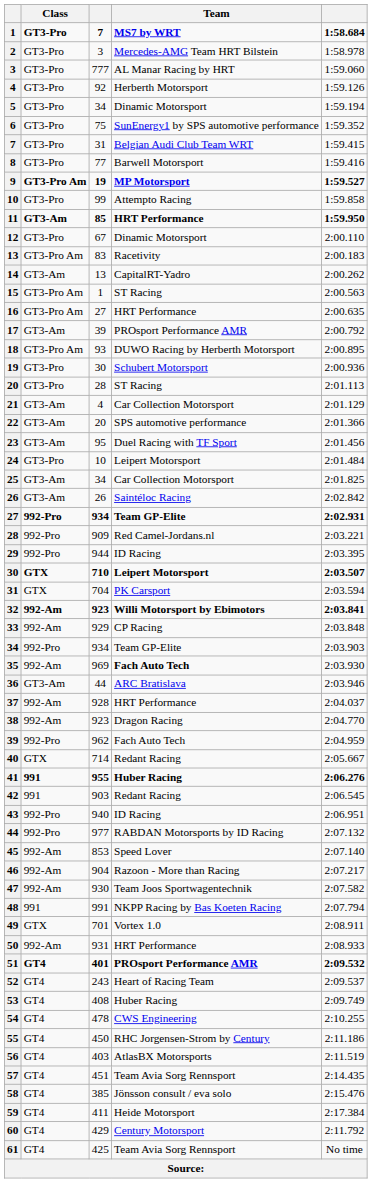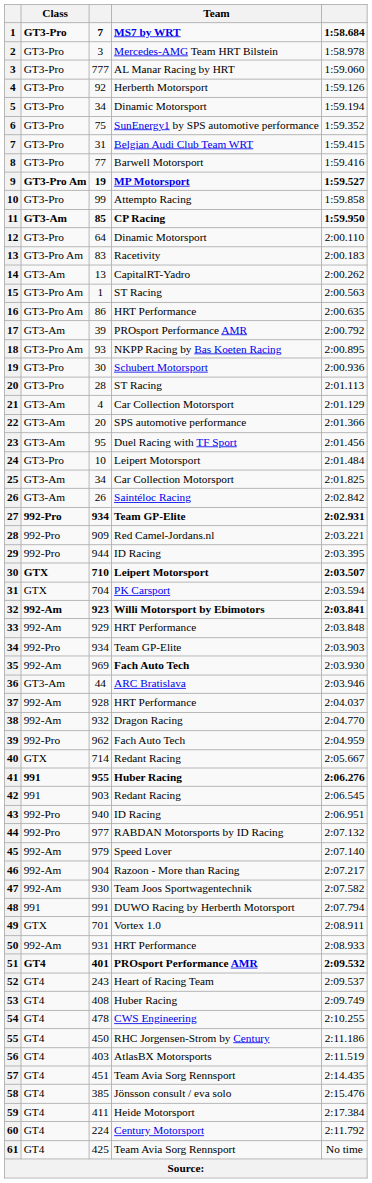(159, 218) HRT Performance -> (140, 218) CP Racing
(100, 236) 67 -> (100, 236) 64
(100, 311) 27 -> (100, 311) 86
(204, 348) DUWO Racing by Herberth Motorsport -> (198, 348) NKPP Racing by Bas Koeten Racing
(138, 627) CP Racing -> (155, 627) HRT Performance
(100, 721) 923 -> (100, 721) 932
(100, 851) 853 -> (100, 851) 979
(198, 907) NKPP Racing by Bas Koeten Racing -> (204, 907) DUWO Racing by Herberth Motorsport
(100, 1130) 429 -> (100, 1130) 224
